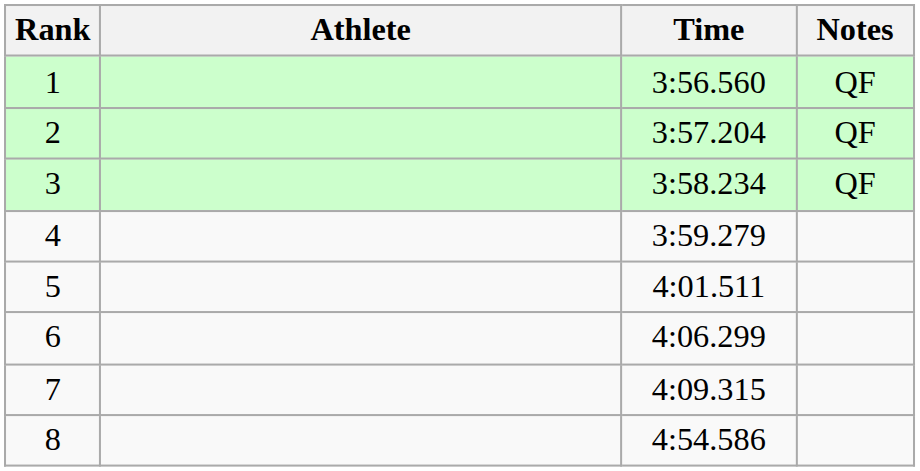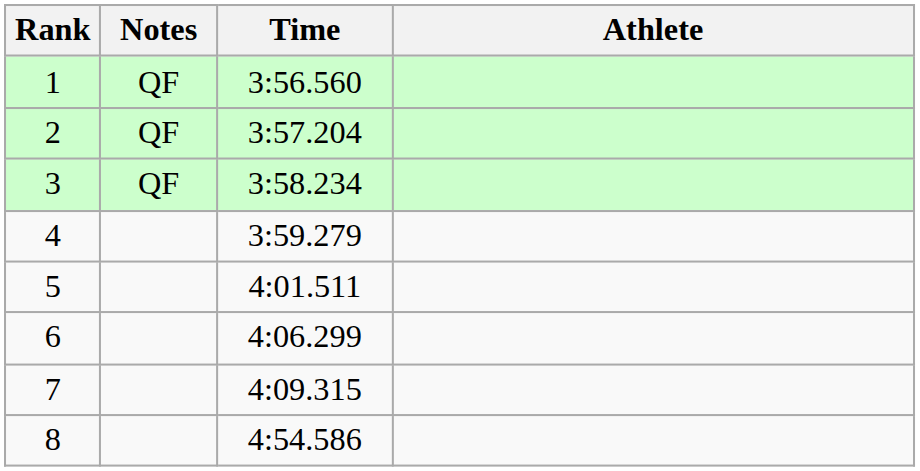columns swapped: (361, 30) <-> (855, 30)
